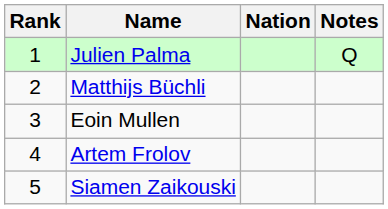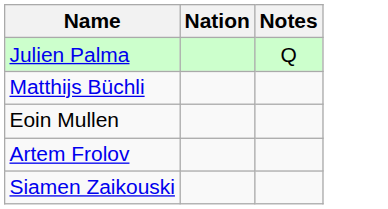- column: (35, 21)
